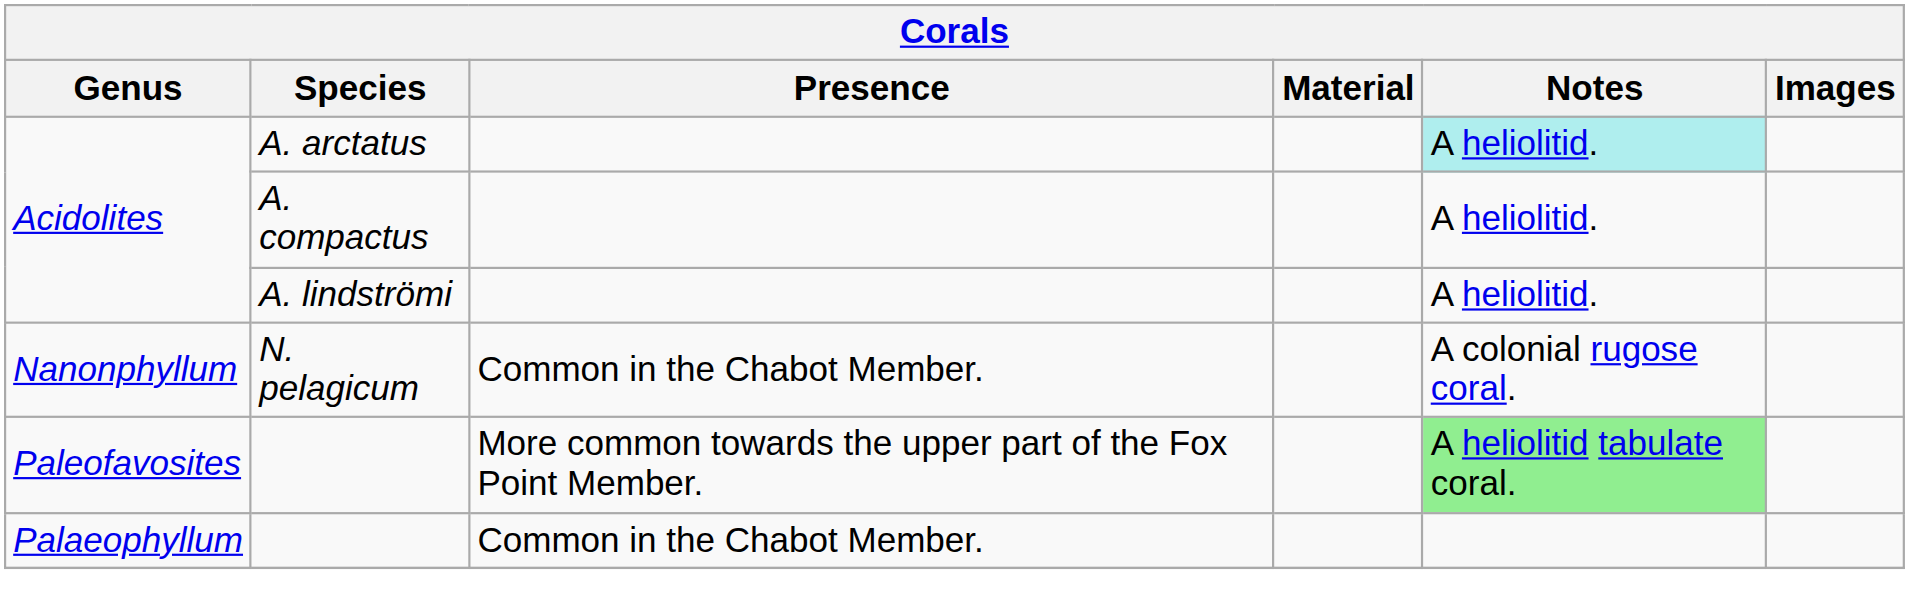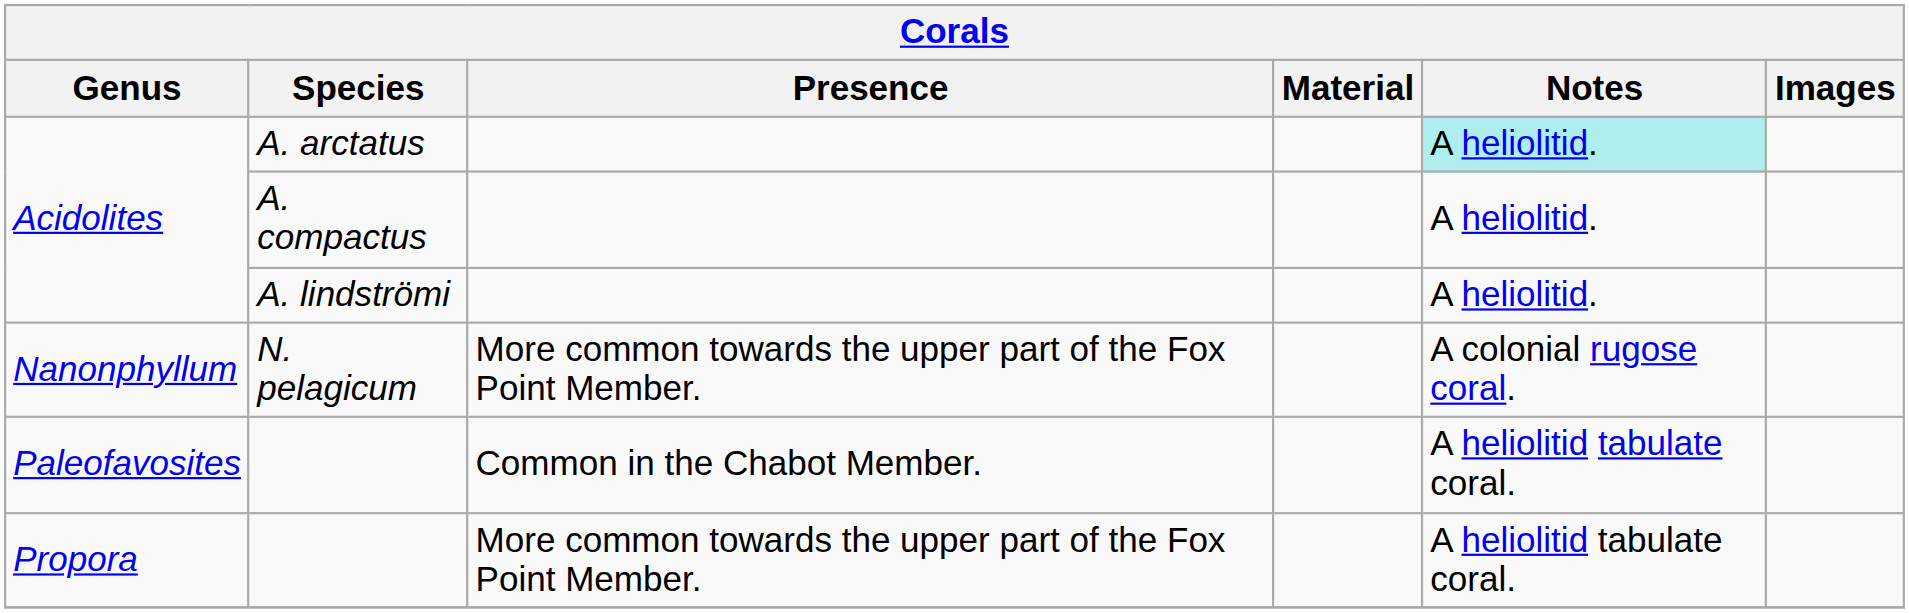(731, 369) Common in the Chabot Member. -> (850, 369) More common towards the upper part of the Fox Point Member.
(852, 464) More common towards the upper part of the Fox Point Member. -> (729, 464) Common in the Chabot Member.
(1577, 464) lightgreen background -> (1576, 464) no background
- row: (128, 539)
+ row: (76, 559)
